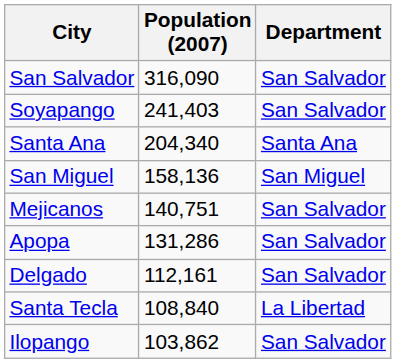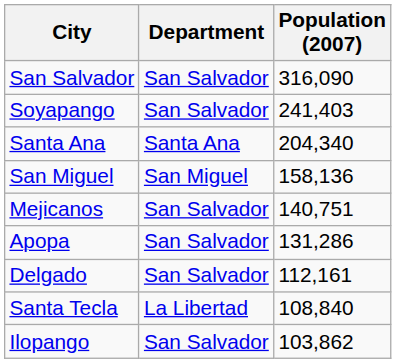columns swapped: (323, 32) <-> (198, 32)
